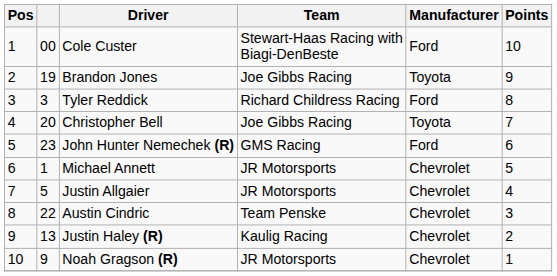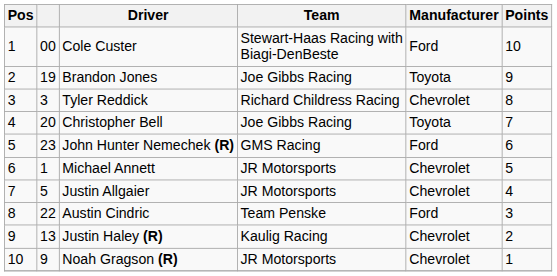(424, 99) Ford -> (440, 99) Chevrolet
(440, 213) Chevrolet -> (424, 213) Ford
